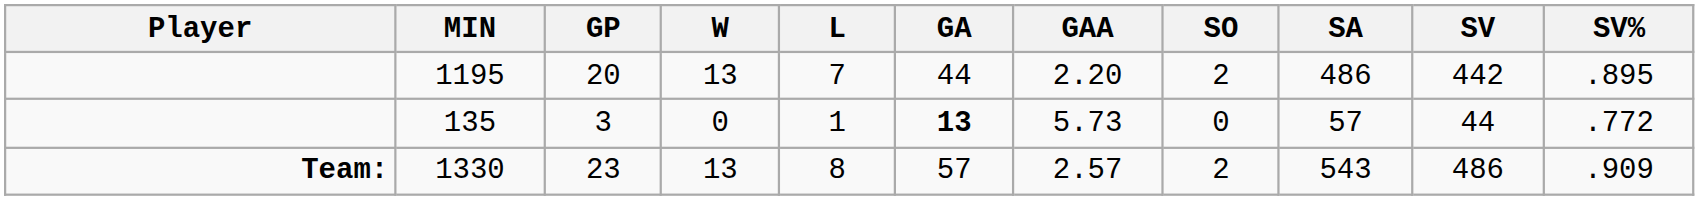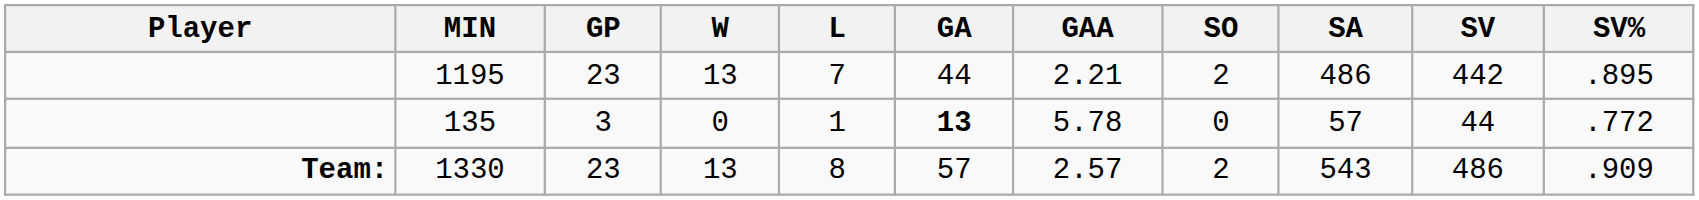(603, 76) 20 -> (603, 76) 23
(1088, 76) 2.20 -> (1088, 76) 2.21
(1088, 123) 5.73 -> (1088, 123) 5.78
